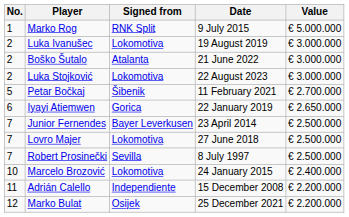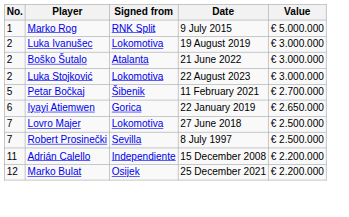- row: (67, 124)
- row: (66, 172)
